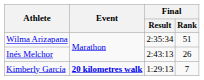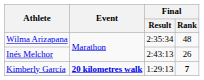(187, 40) 51 -> (187, 40) 48
(187, 69) normal -> (187, 69) bold
